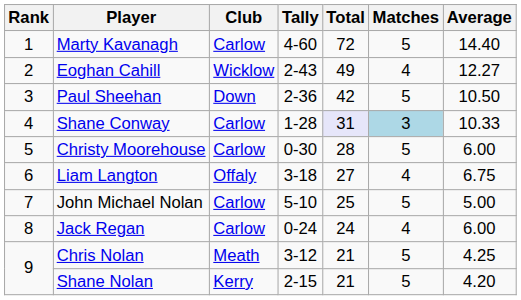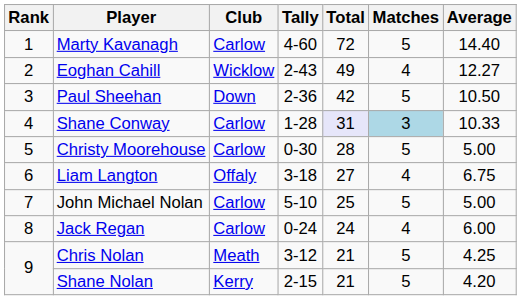(479, 149) 6.00 -> (479, 149) 5.00
